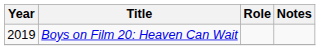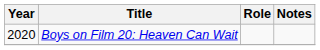(21, 34) 2019 -> (21, 34) 2020
